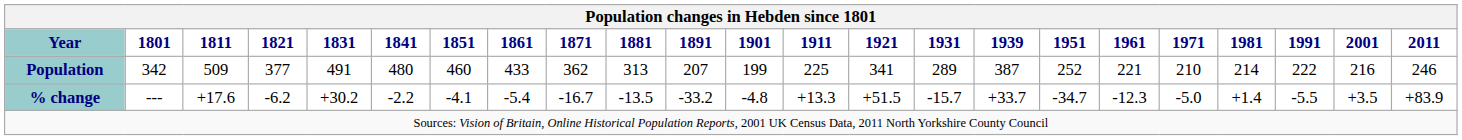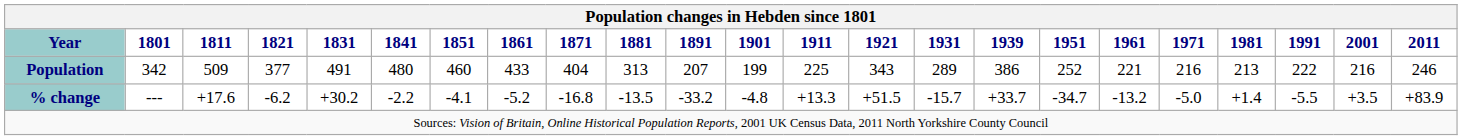(576, 70) 362 -> (576, 70) 404
(882, 70) 341 -> (882, 70) 343
(1007, 70) 387 -> (1007, 70) 386
(1189, 70) 210 -> (1189, 70) 216
(1246, 70) 214 -> (1246, 70) 213
(517, 97) -5.4 -> (517, 97) -5.2
(576, 97) -16.7 -> (576, 97) -16.8
(1130, 97) -12.3 -> (1130, 97) -13.2
